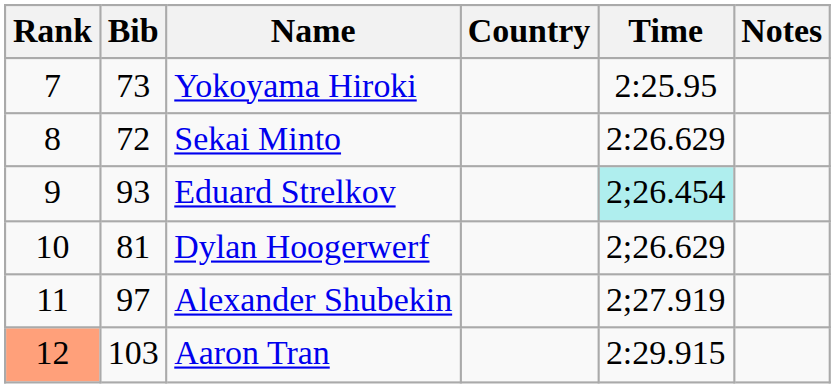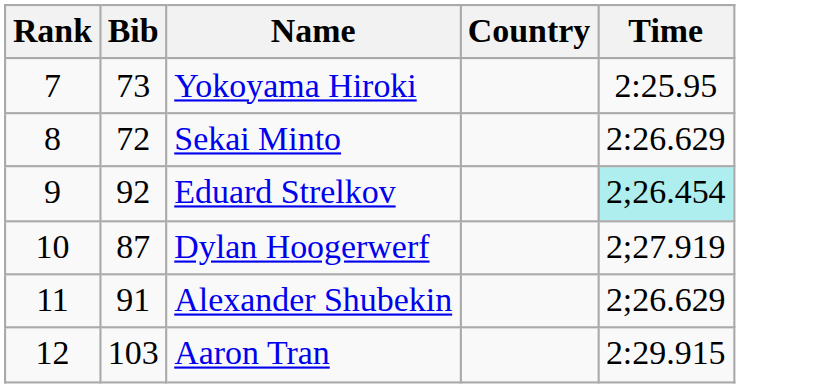- column: (782, 31)
(133, 192) 93 -> (133, 192) 92
(133, 246) 81 -> (133, 246) 87
(666, 246) 2;26.629 -> (666, 246) 2;27.919
(133, 300) 97 -> (133, 300) 91
(666, 300) 2;27.919 -> (666, 300) 2;26.629
(52, 354) lightsalmon background -> (52, 354) no background
